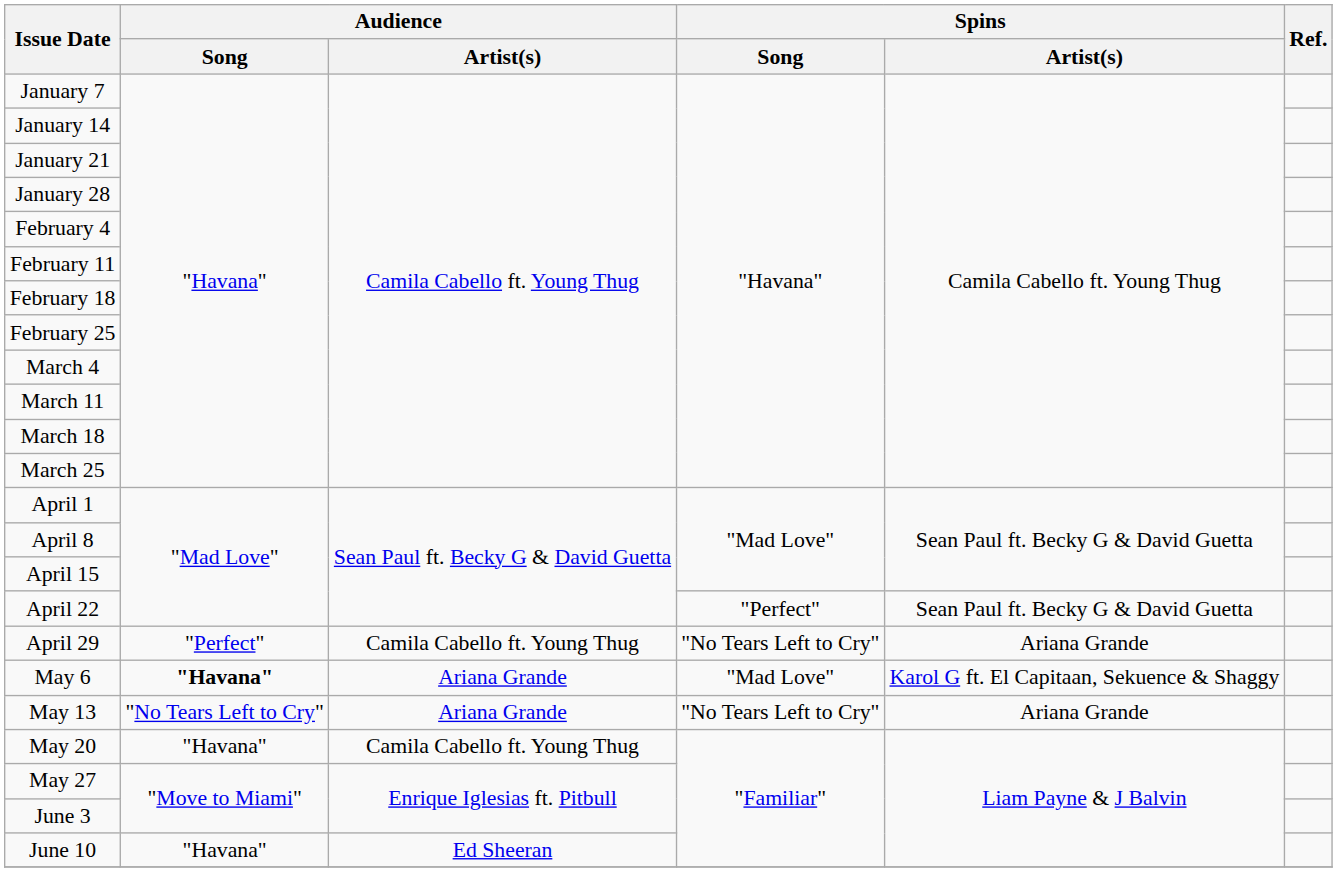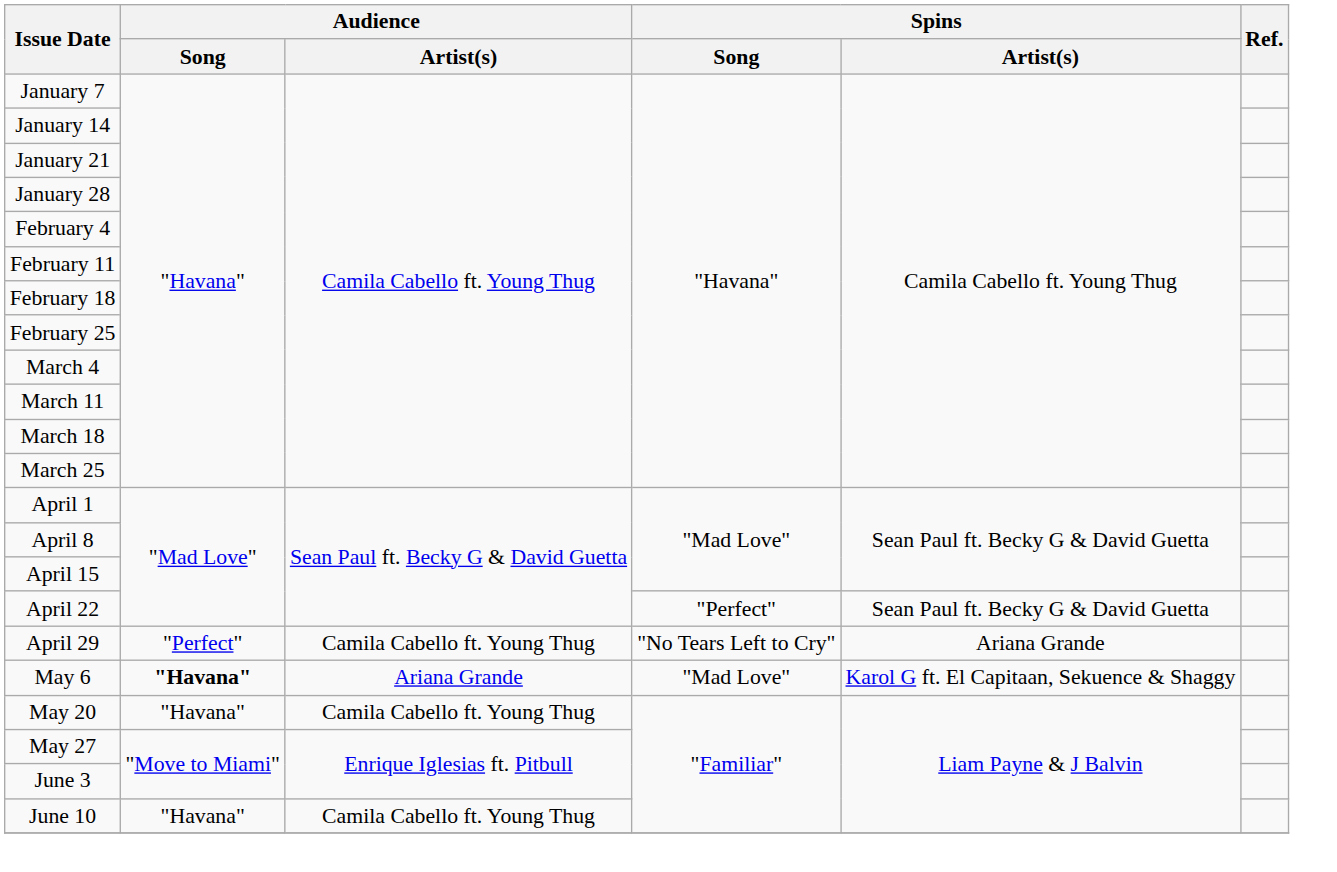- row: (63, 711)
(502, 849) Ed Sheeran -> (458, 815) Camila Cabello ft. Young Thug
